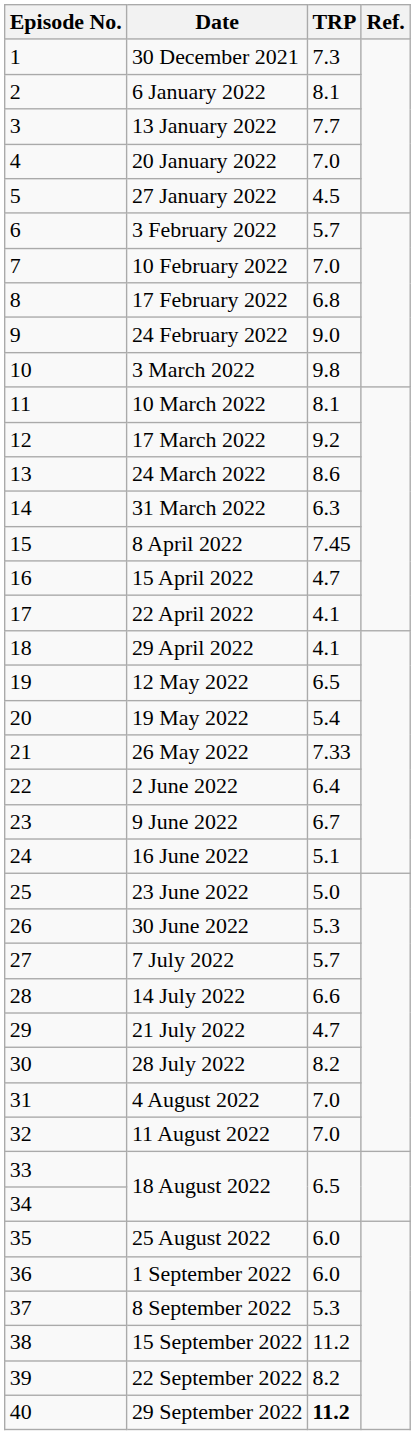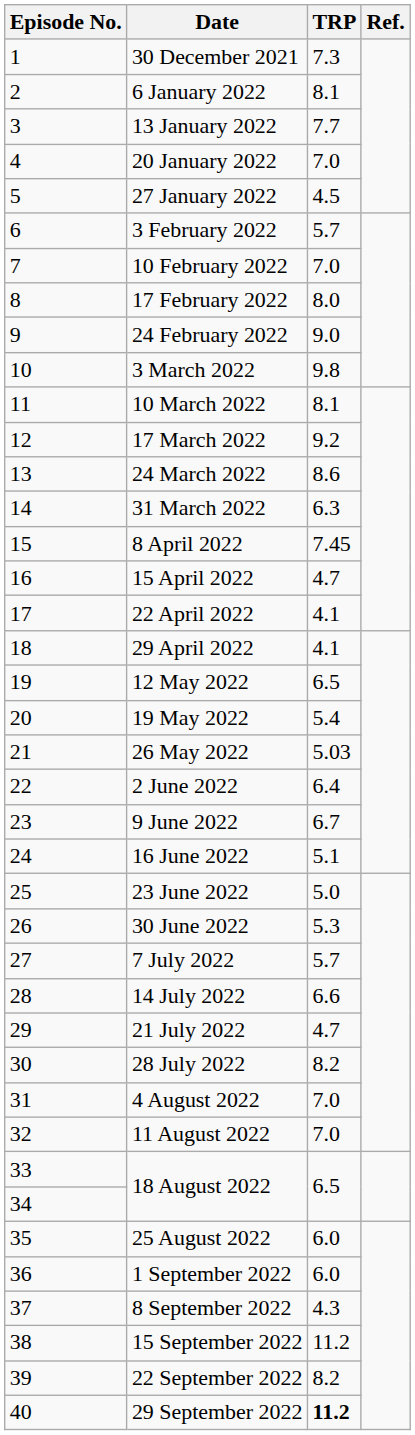(326, 299) 6.8 -> (326, 299) 8.0
(332, 751) 7.33 -> (332, 751) 5.03
(326, 1308) 5.3 -> (326, 1308) 4.3
